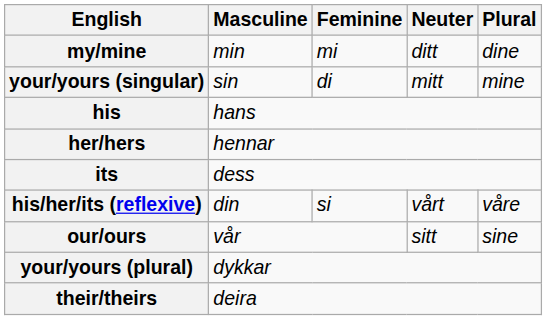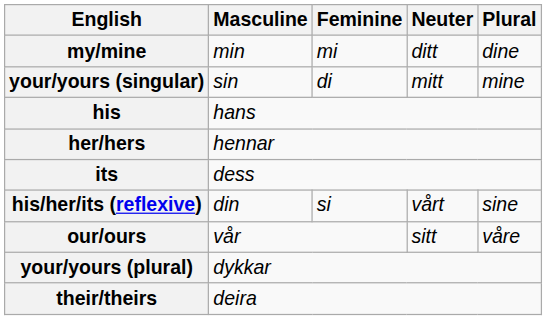(501, 205) våre -> (500, 205) sine
(500, 236) sine -> (501, 236) våre
